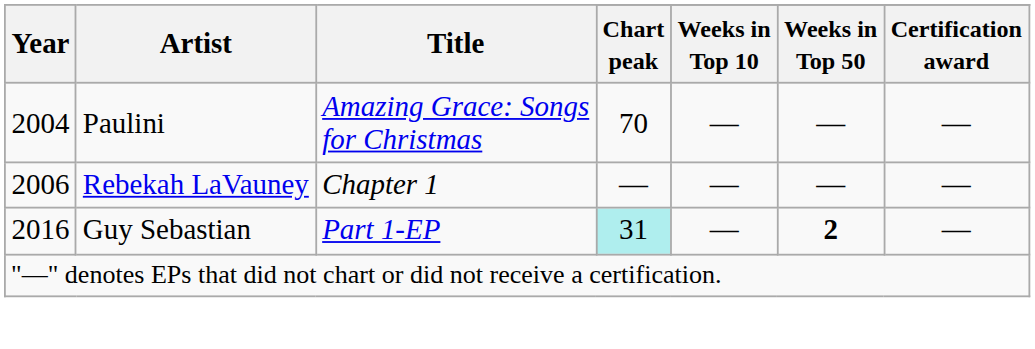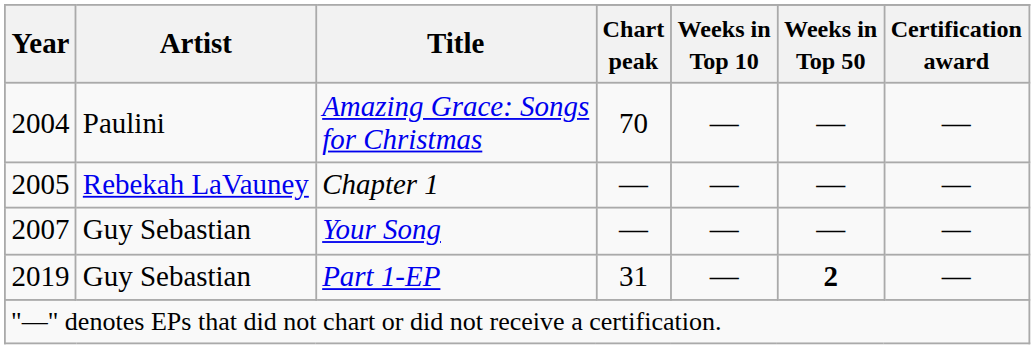(41, 184) 2006 -> (41, 184) 2005
+ row: (382, 230)
(41, 230) 2016 -> (41, 276) 2019
(633, 230) paleturquoise background -> (633, 276) no background
